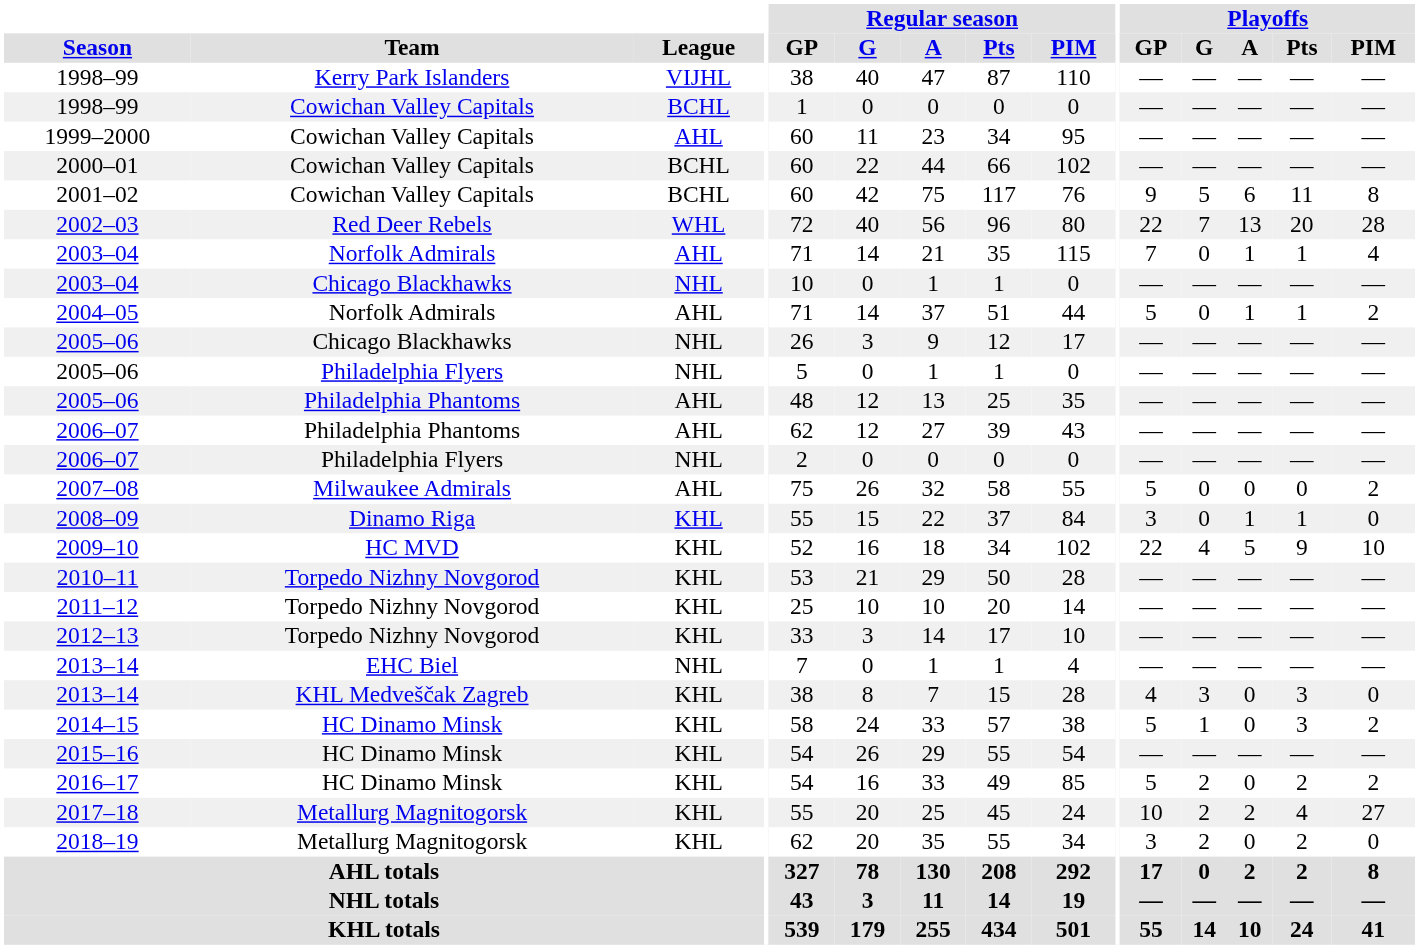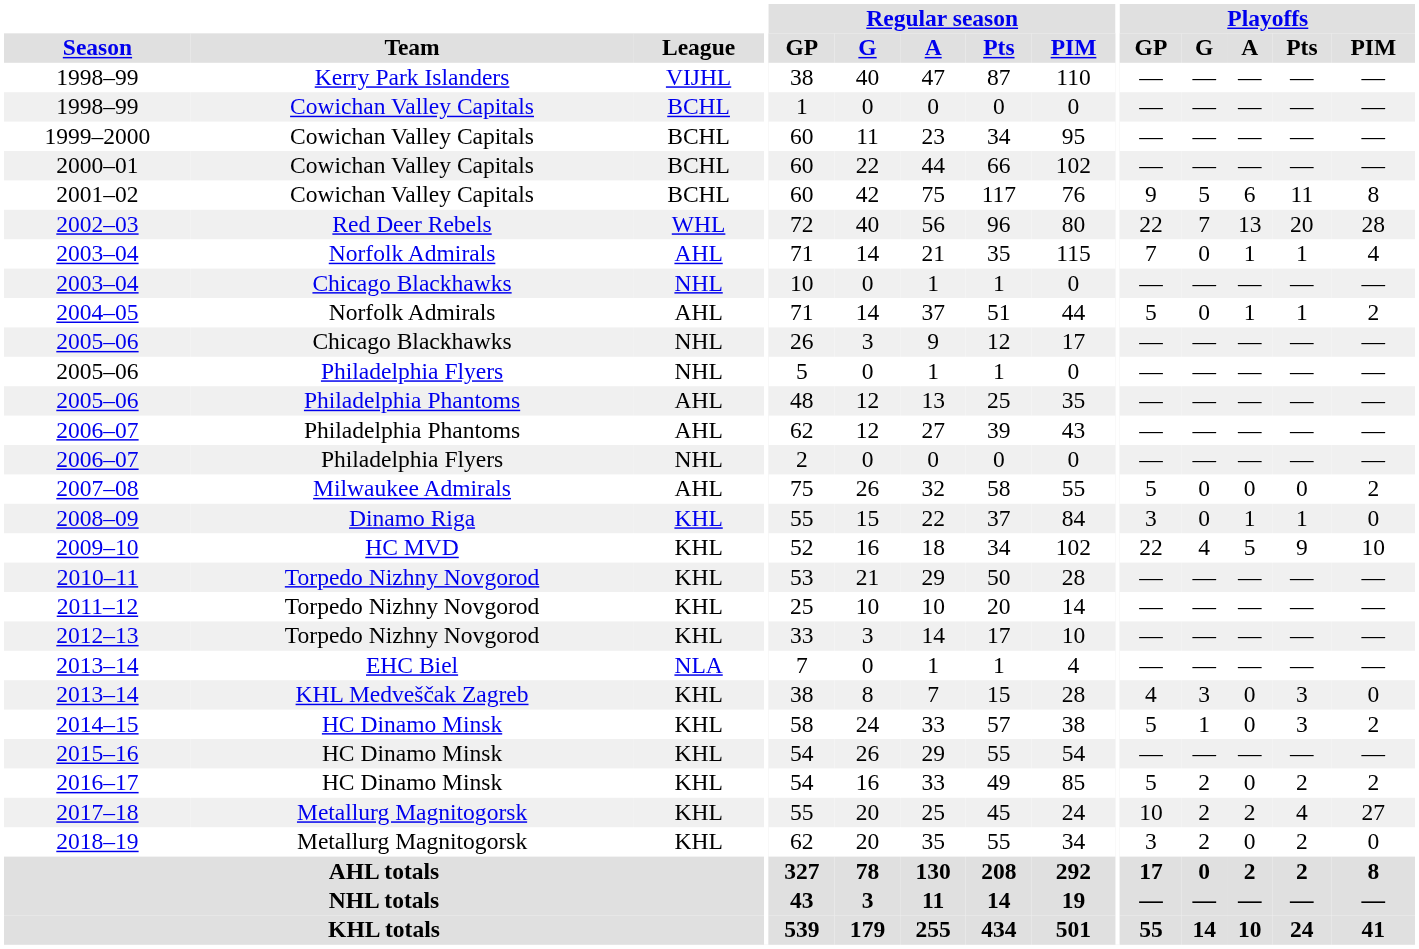(699, 136) AHL -> (699, 136) BCHL
(699, 665) NHL -> (699, 665) NLA
